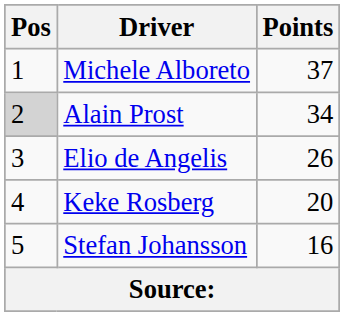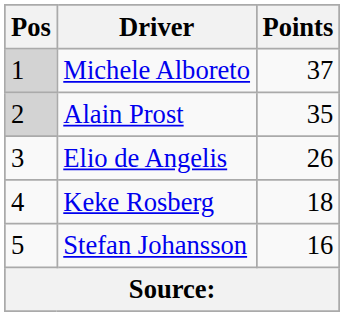(18, 70) no background -> (18, 70) lightgrey background
(320, 114) 34 -> (320, 114) 35
(320, 202) 20 -> (320, 202) 18
